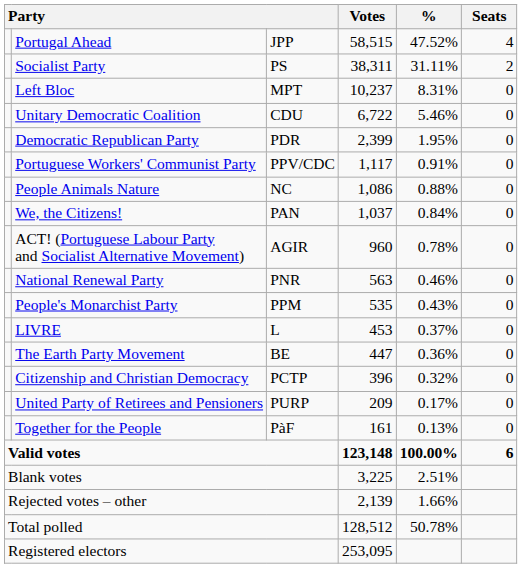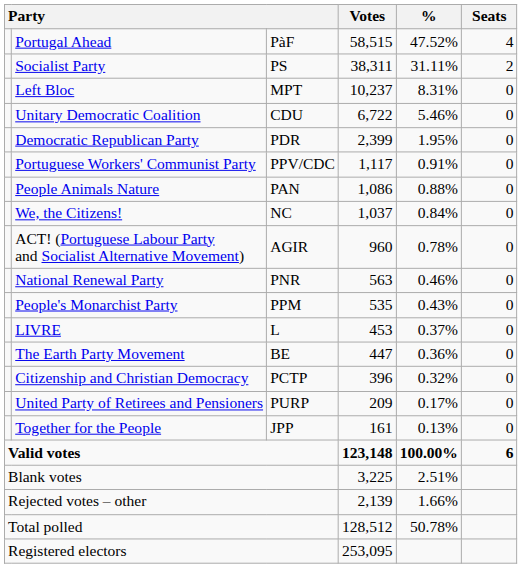(282, 41) JPP -> (282, 41) PàF
(281, 189) NC -> (285, 189) PAN
(285, 213) PAN -> (281, 213) NC
(282, 428) PàF -> (282, 428) JPP
